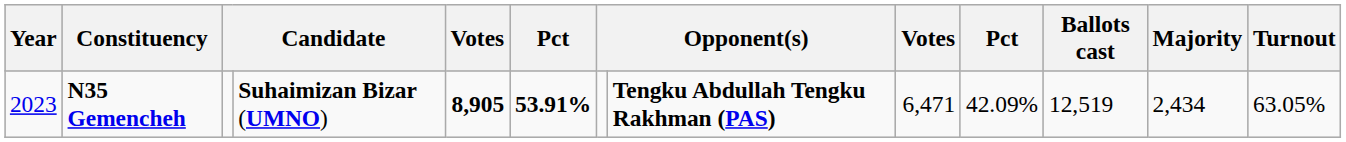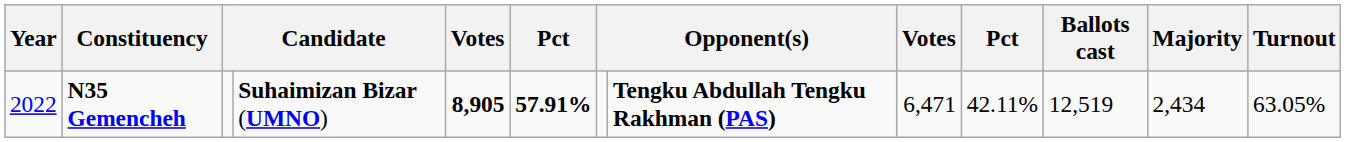(33, 103) 2023 -> (33, 103) 2022
(553, 103) 53.91% -> (553, 103) 57.91%
(1002, 103) 42.09% -> (1002, 103) 42.11%
